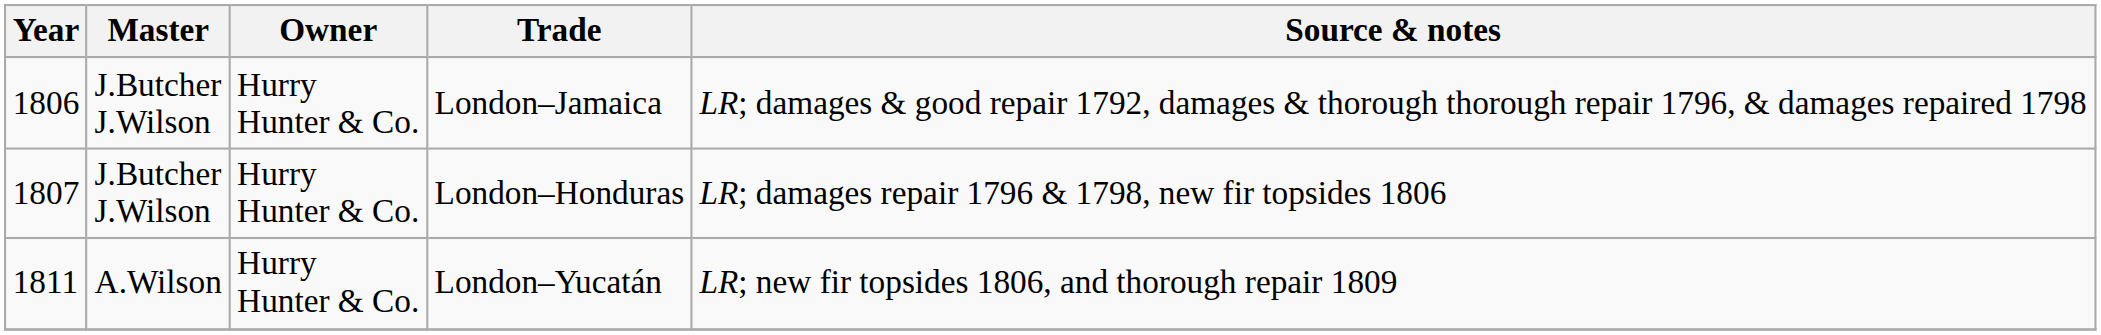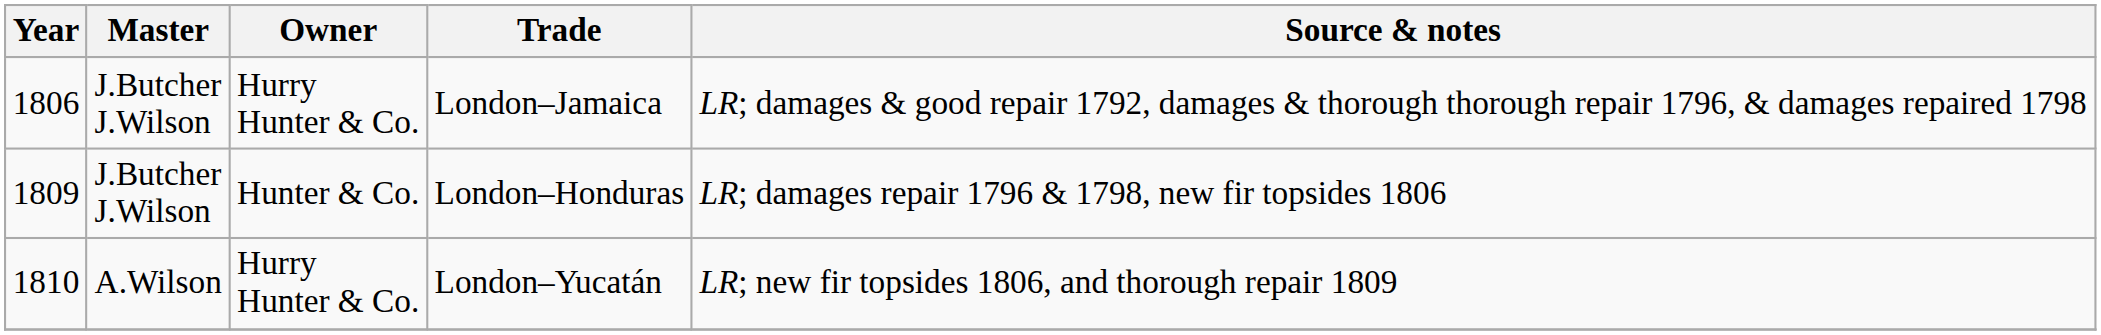(46, 192) 1807 -> (46, 192) 1809
(328, 192) Hurry Hunter & Co. -> (328, 192) Hunter & Co.
(45, 282) 1811 -> (46, 282) 1810
